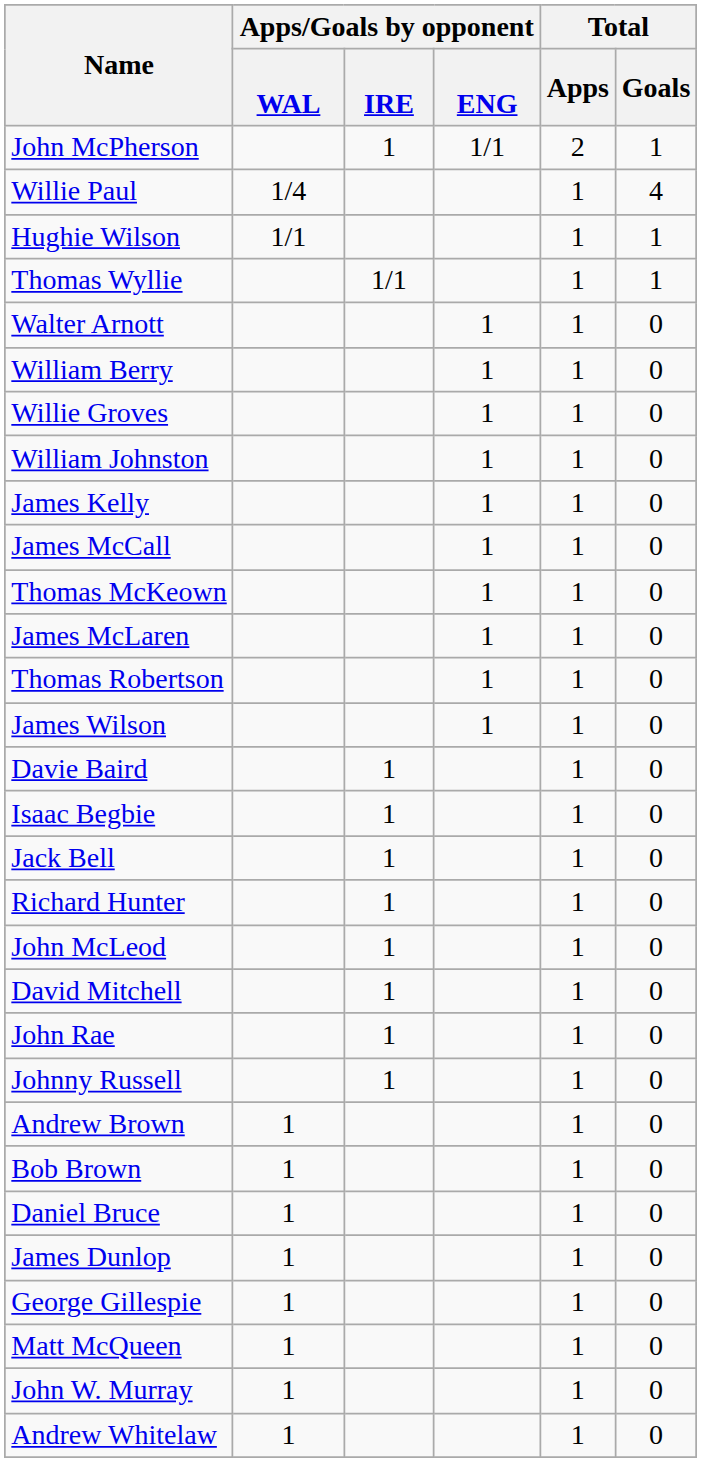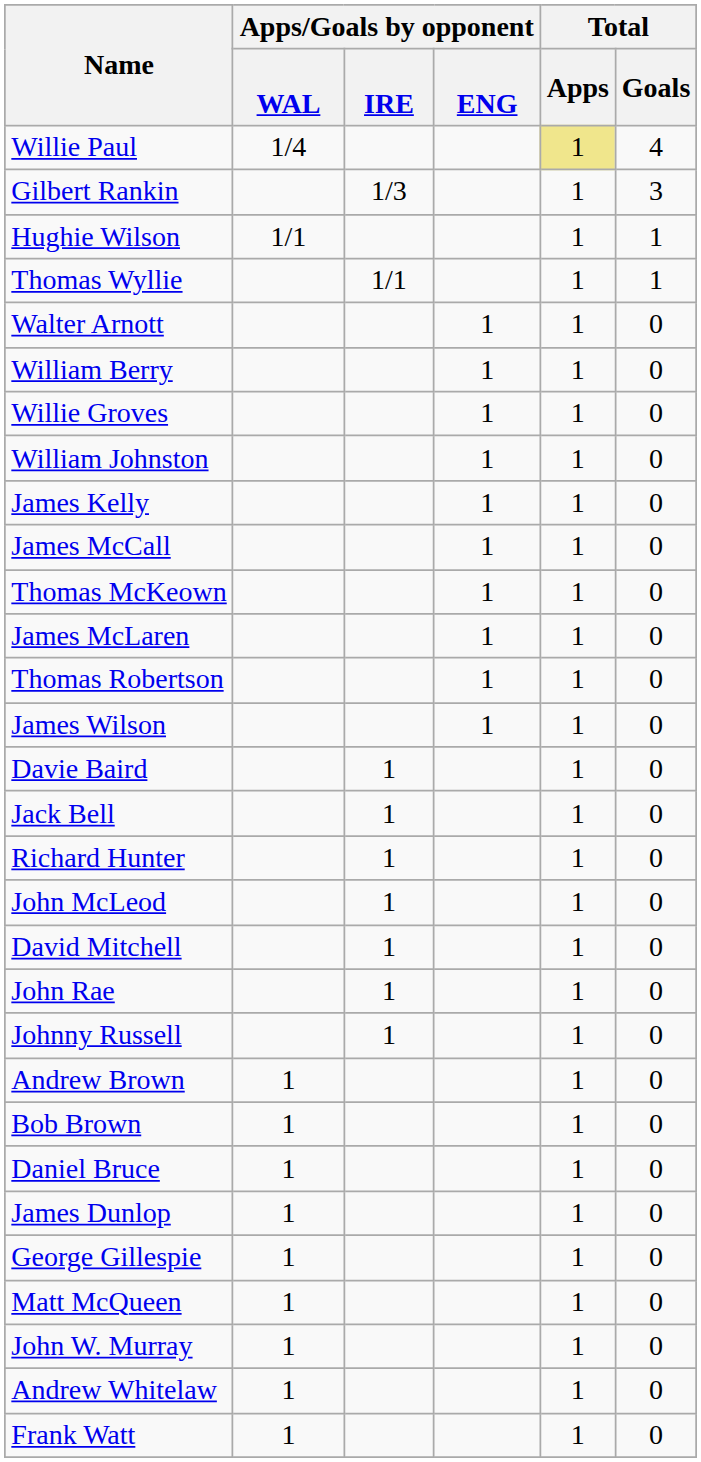- row: (105, 147)
(578, 191) no background -> (578, 147) khaki background
+ row: (95, 191)
- row: (83, 813)
+ row: (73, 1434)
